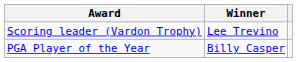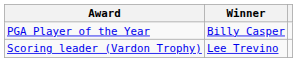rows swapped: (78, 48) <-> (104, 31)
